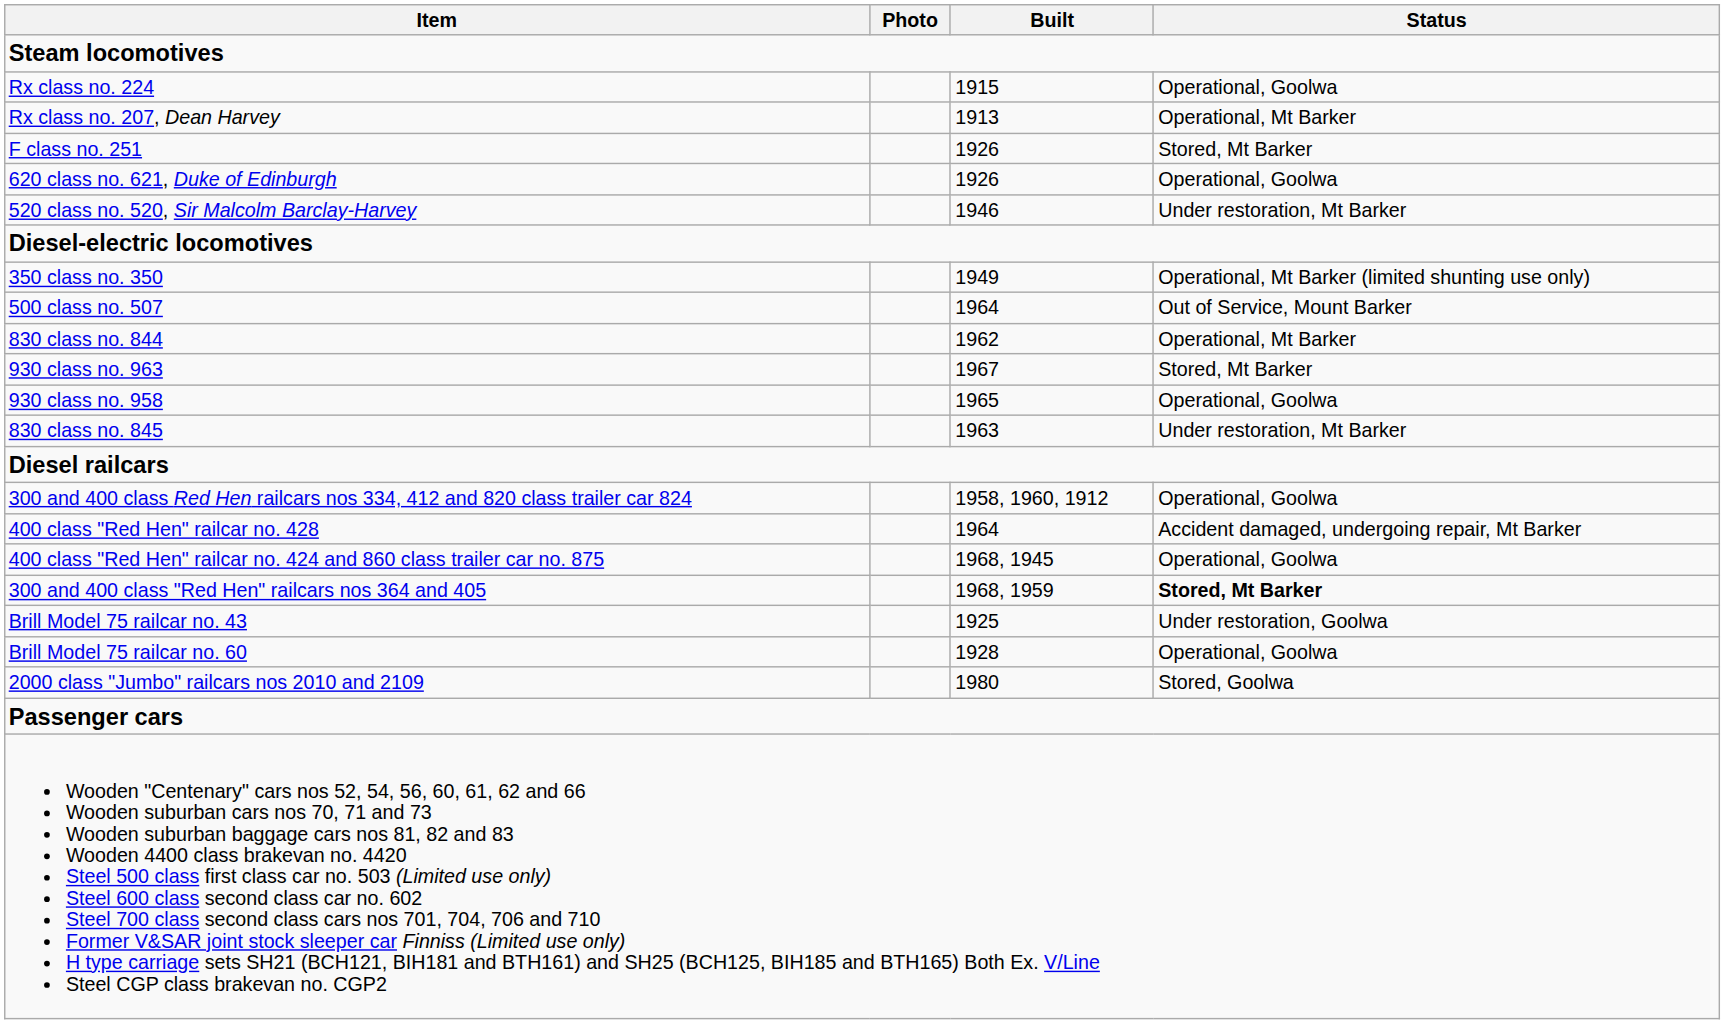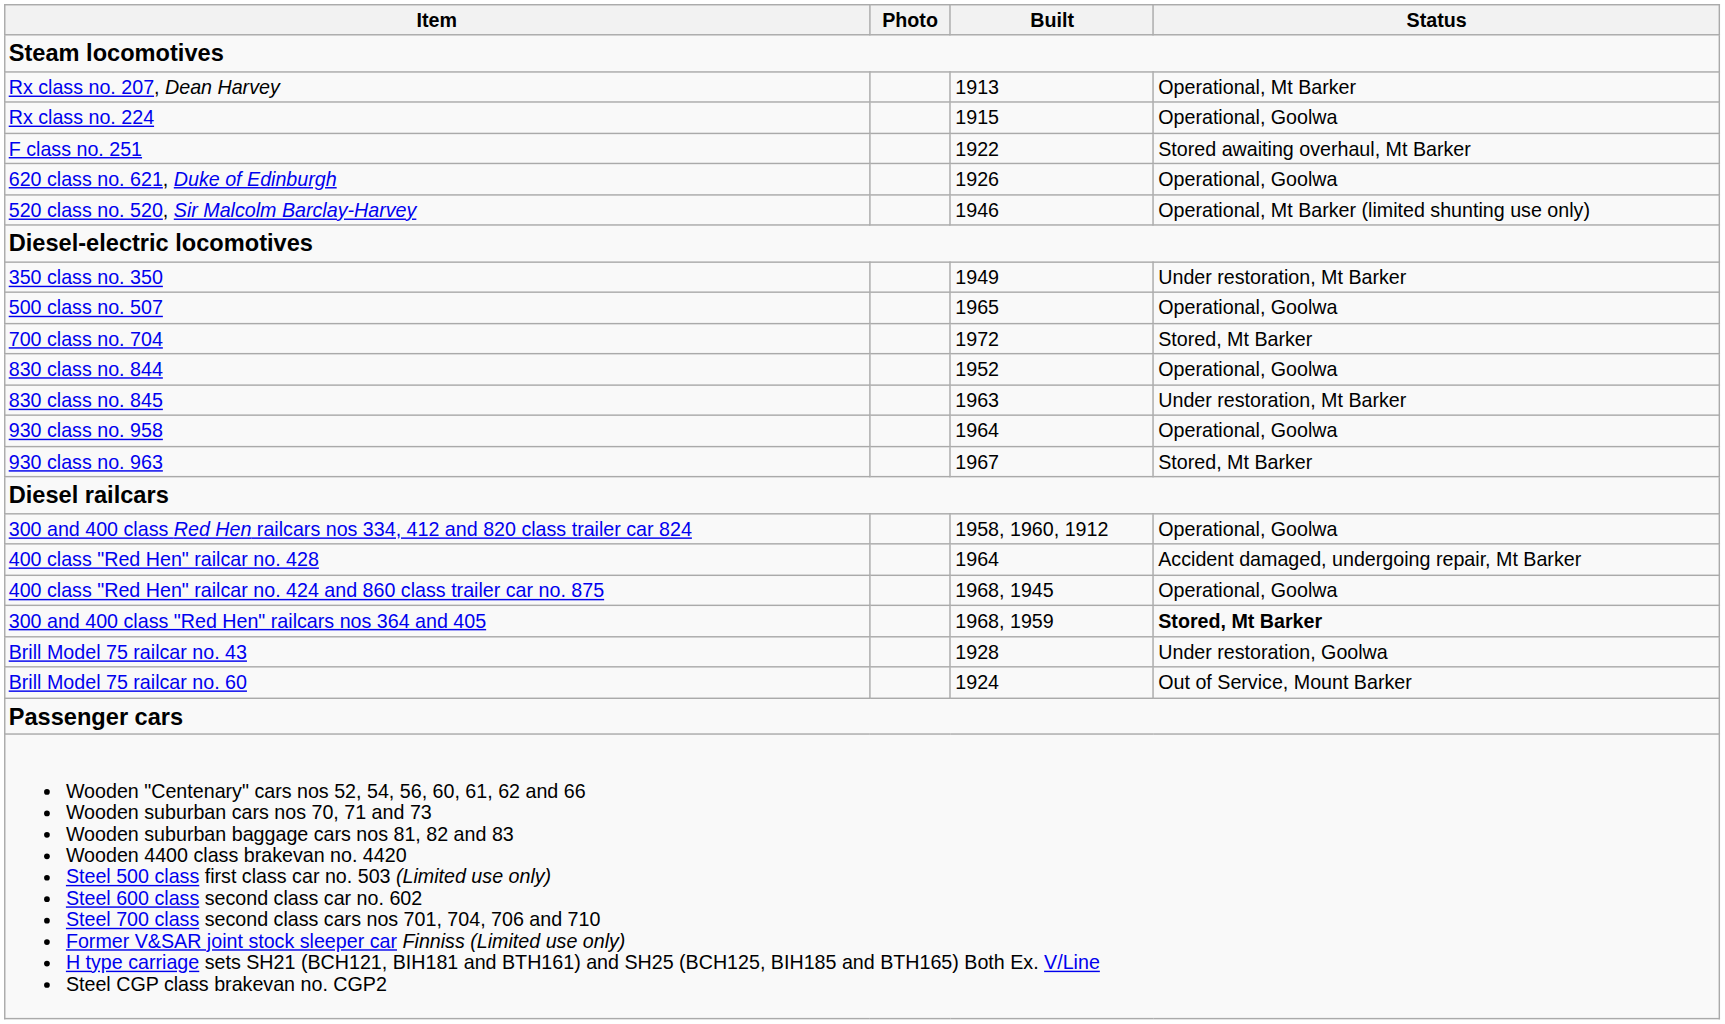rows swapped: (144, 118) <-> (81, 87)
(977, 148) 1926 -> (977, 148) 1922
(1235, 148) Stored, Mt Barker -> (1315, 148) Stored awaiting overhaul, Mt Barker
(1282, 210) Under restoration, Mt Barker -> (1374, 210) Operational, Mt Barker (limited shunting use only)
(1374, 277) Operational, Mt Barker (limited shunting use only) -> (1282, 277) Under restoration, Mt Barker
(977, 308) 1964 -> (977, 308) 1965
(1285, 308) Out of Service, Mount Barker -> (1248, 308) Operational, Goolwa
+ row: (86, 339)
(977, 339) 1962 -> (977, 369) 1952
(1257, 339) Operational, Mt Barker -> (1248, 369) Operational, Goolwa
rows swapped: (86, 431) <-> (86, 369)
(977, 400) 1965 -> (977, 431) 1964
(977, 621) 1925 -> (977, 652) 1928
(977, 652) 1928 -> (977, 683) 1924
(1248, 652) Operational, Goolwa -> (1285, 683) Out of Service, Mount Barker
- row: (216, 683)
